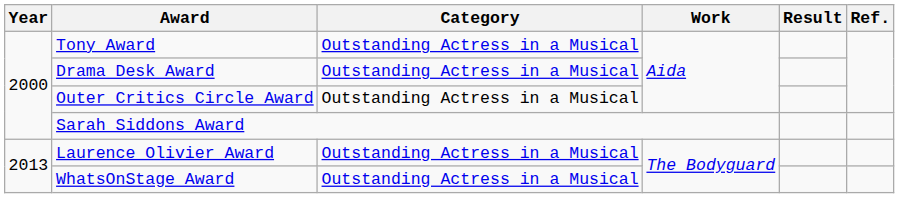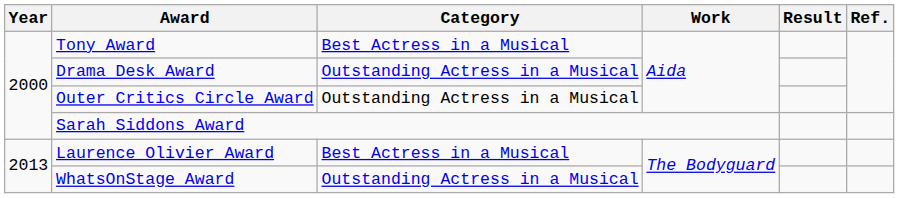(480, 45) Outstanding Actress in a Musical -> (445, 45) Best Actress in a Musical
(480, 153) Outstanding Actress in a Musical -> (445, 153) Best Actress in a Musical
